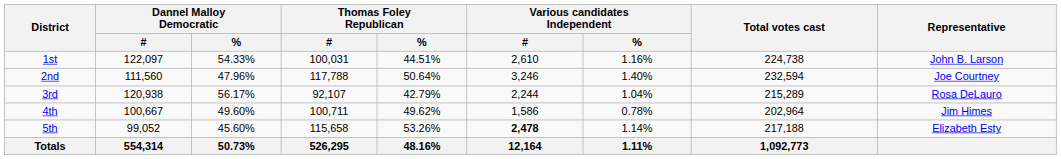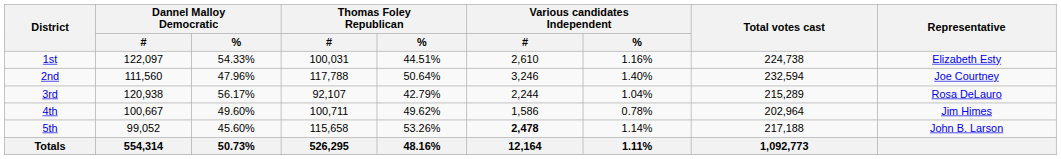(967, 59) John B. Larson -> (967, 59) Elizabeth Esty
(967, 128) Elizabeth Esty -> (967, 128) John B. Larson
